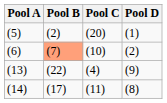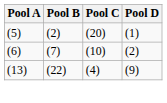(53, 51) lightsalmon background -> (53, 51) no background
- row: (17, 88)
